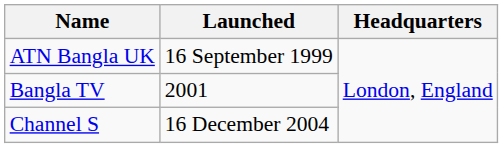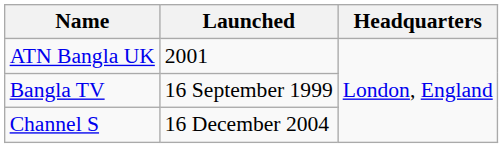(249, 55) 16 September 1999 -> (186, 55) 2001
(186, 90) 2001 -> (249, 90) 16 September 1999
